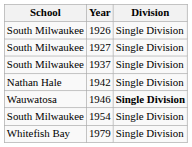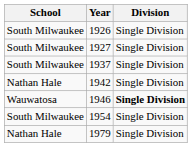(38, 133) Whitefish Bay -> (34, 133) Nathan Hale
